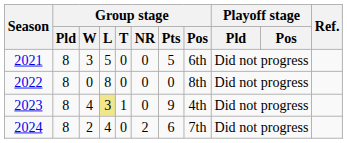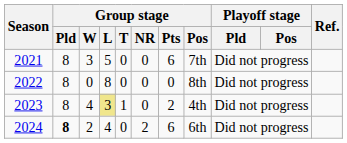(171, 60) 5 -> (171, 60) 6
(197, 60) 6th -> (197, 60) 7th
(171, 104) 9 -> (171, 104) 2
(66, 127) normal -> (66, 127) bold
(197, 127) 7th -> (197, 127) 6th
